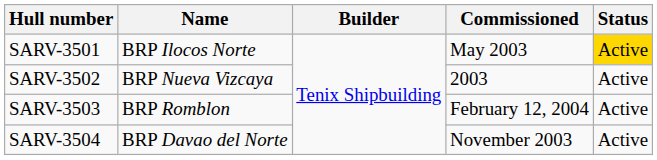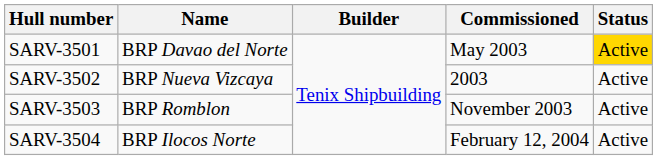(189, 49) BRP Ilocos Norte -> (205, 49) BRP Davao del Norte
(520, 109) February 12, 2004 -> (511, 109) November 2003
(205, 139) BRP Davao del Norte -> (189, 139) BRP Ilocos Norte
(511, 139) November 2003 -> (520, 139) February 12, 2004
